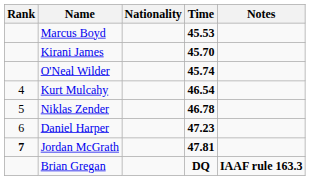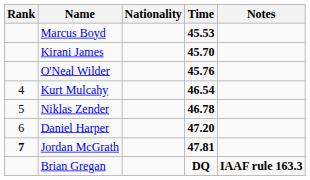(201, 71) 45.74 -> (201, 71) 45.76
(201, 128) 47.23 -> (201, 128) 47.20
